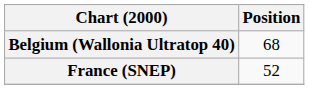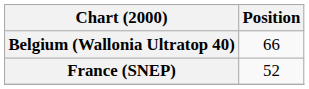(271, 44) 68 -> (271, 44) 66
